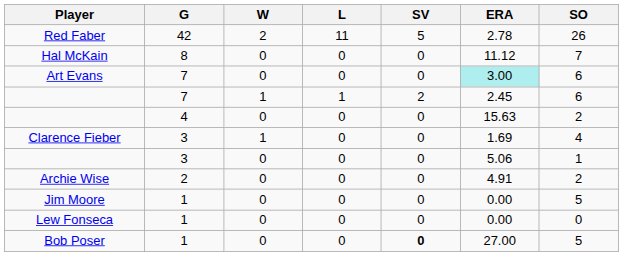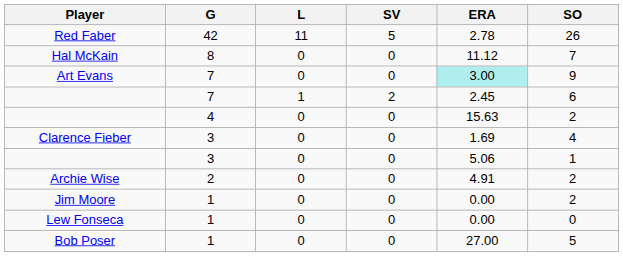- column: (263, 14)
(579, 76) 6 -> (573, 76) 9
(579, 199) 5 -> (573, 199) 2
(421, 240) bold -> (392, 240) normal
